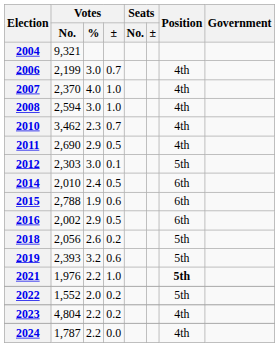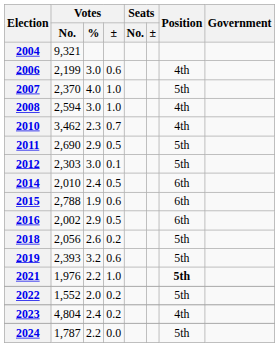(114, 70) 0.7 -> (114, 70) 0.6
(182, 88) 4th -> (182, 88) 5th
(182, 145) 4th -> (182, 145) 5th
(93, 314) 2.2 -> (93, 314) 2.4
(182, 333) 4th -> (182, 333) 5th
